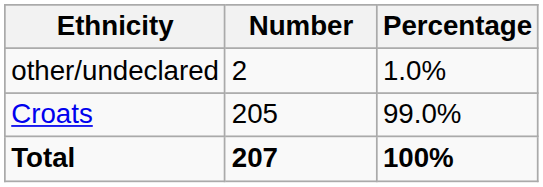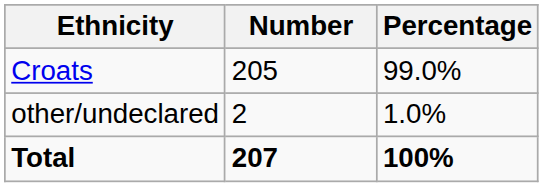rows swapped: (52, 114) <-> (115, 70)
